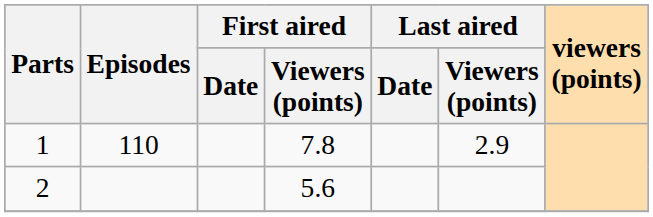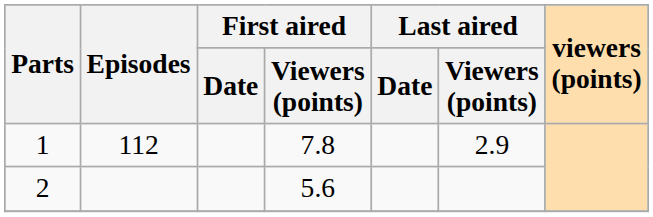(139, 144) 110 -> (139, 144) 112
